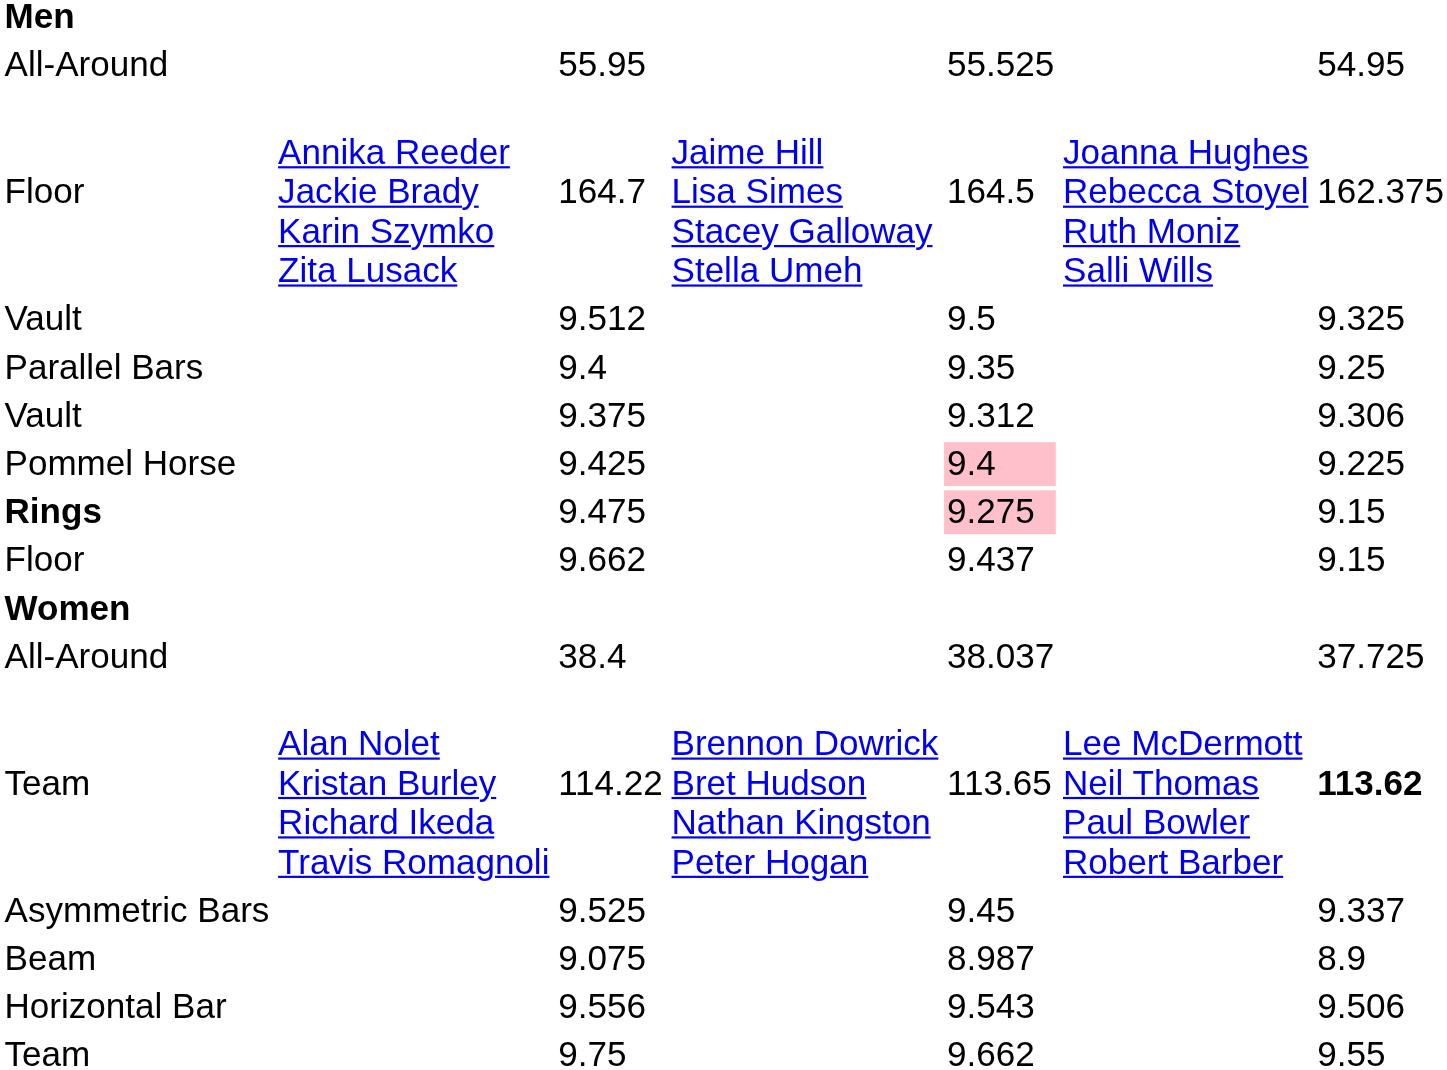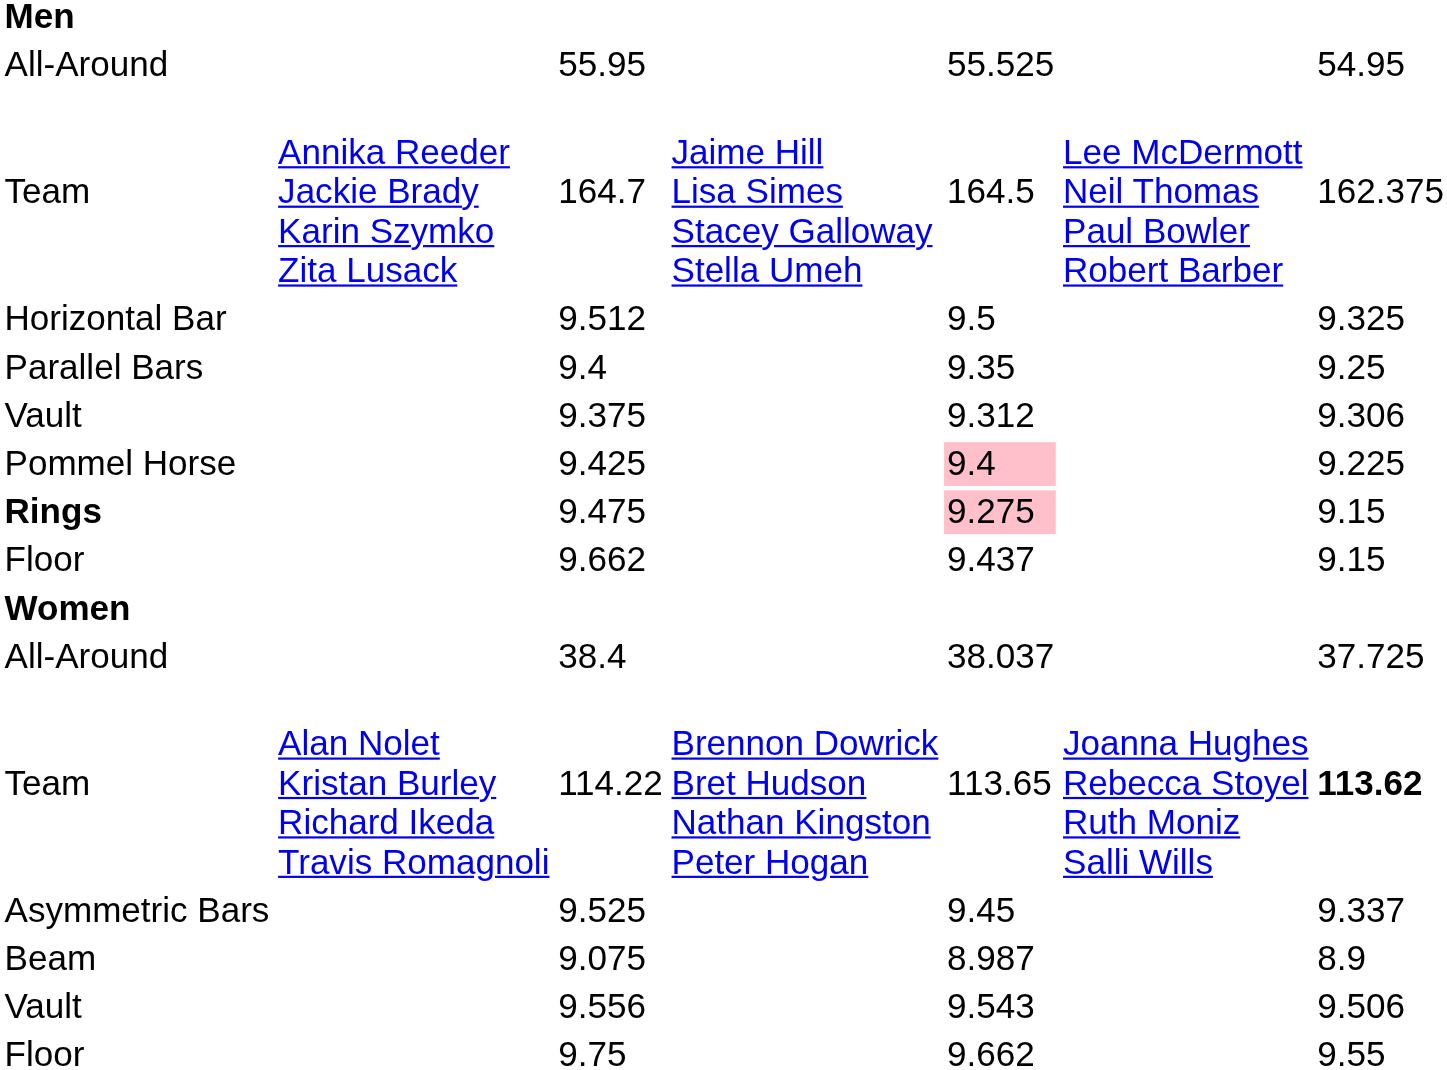(44, 191) Floor -> (47, 191) Team
(1186, 211) Joanna Hughes Rebecca Stoyel Ruth Moniz Salli Wills -> (1183, 211) Lee McDermott Neil Thomas Paul Bowler Robert Barber
(43, 318) Vault -> (116, 318) Horizontal Bar
(1183, 802) Lee McDermott Neil Thomas Paul Bowler Robert Barber -> (1186, 802) Joanna Hughes Rebecca Stoyel Ruth Moniz Salli Wills
(116, 1006) Horizontal Bar -> (43, 1006) Vault
(47, 1054) Team -> (44, 1054) Floor
